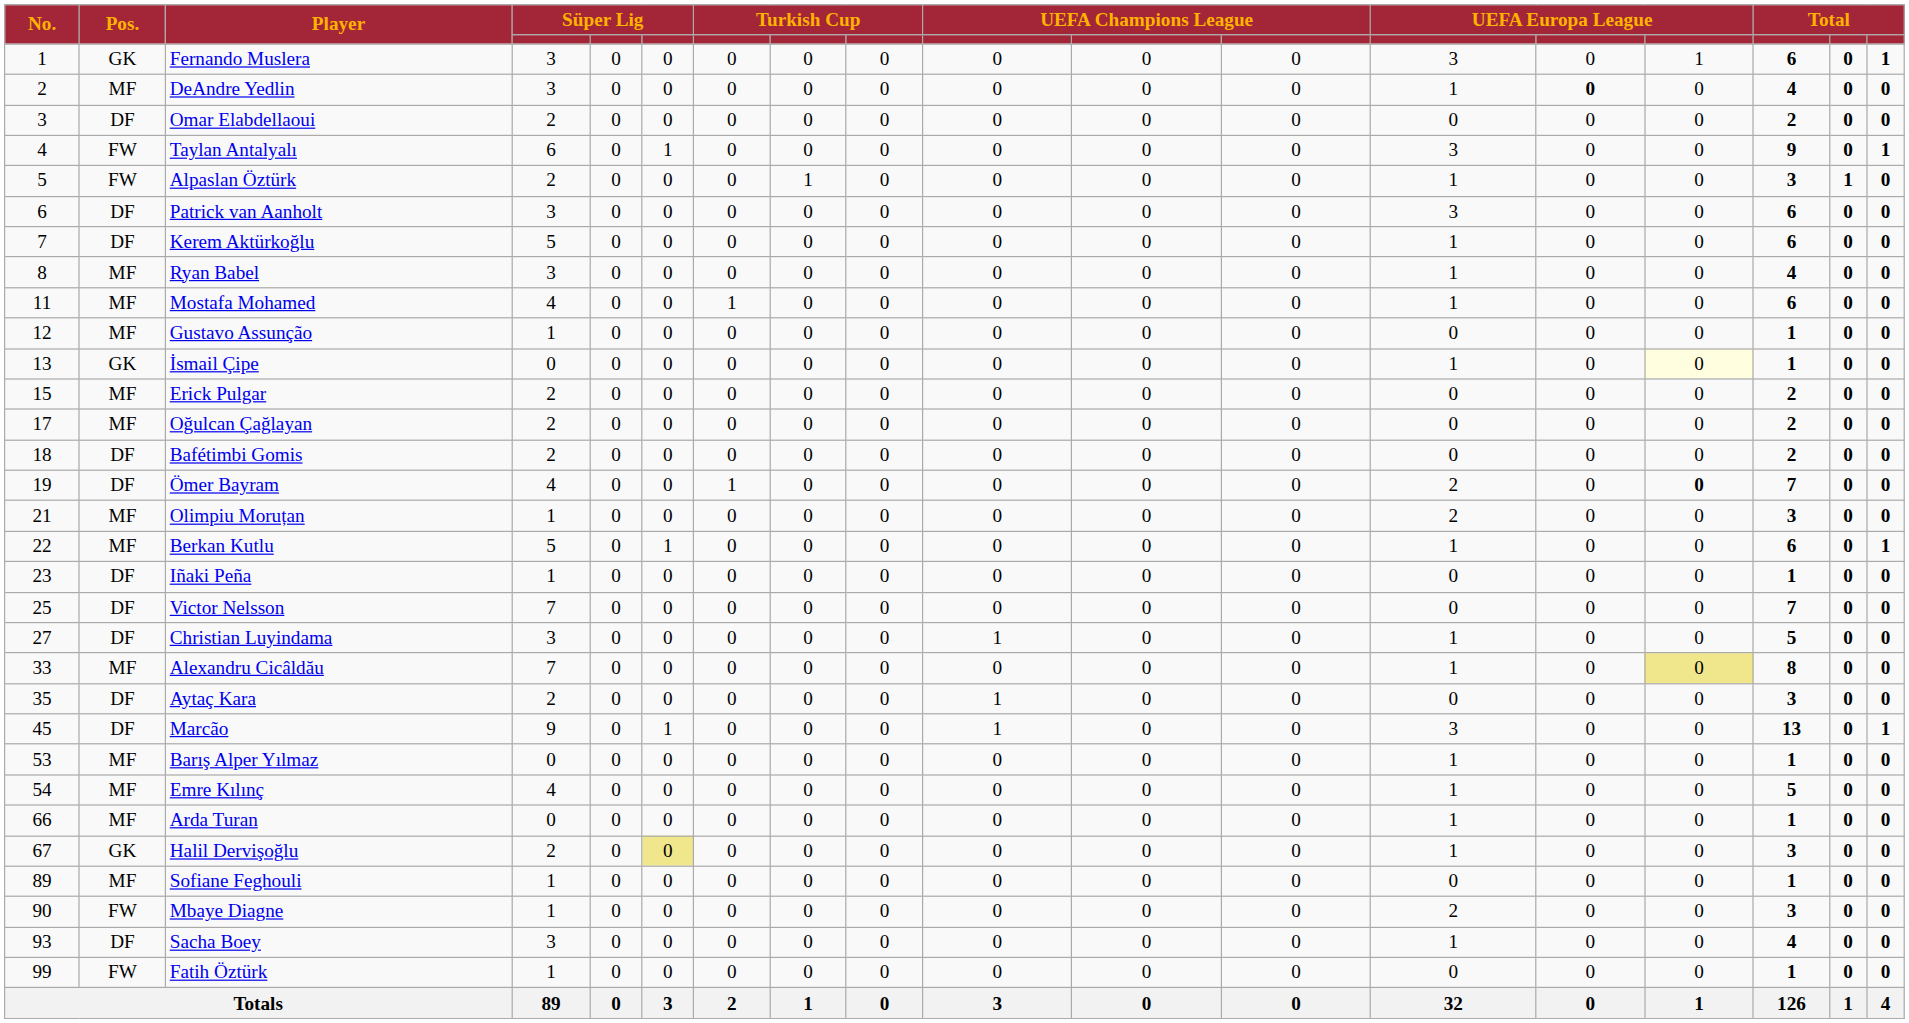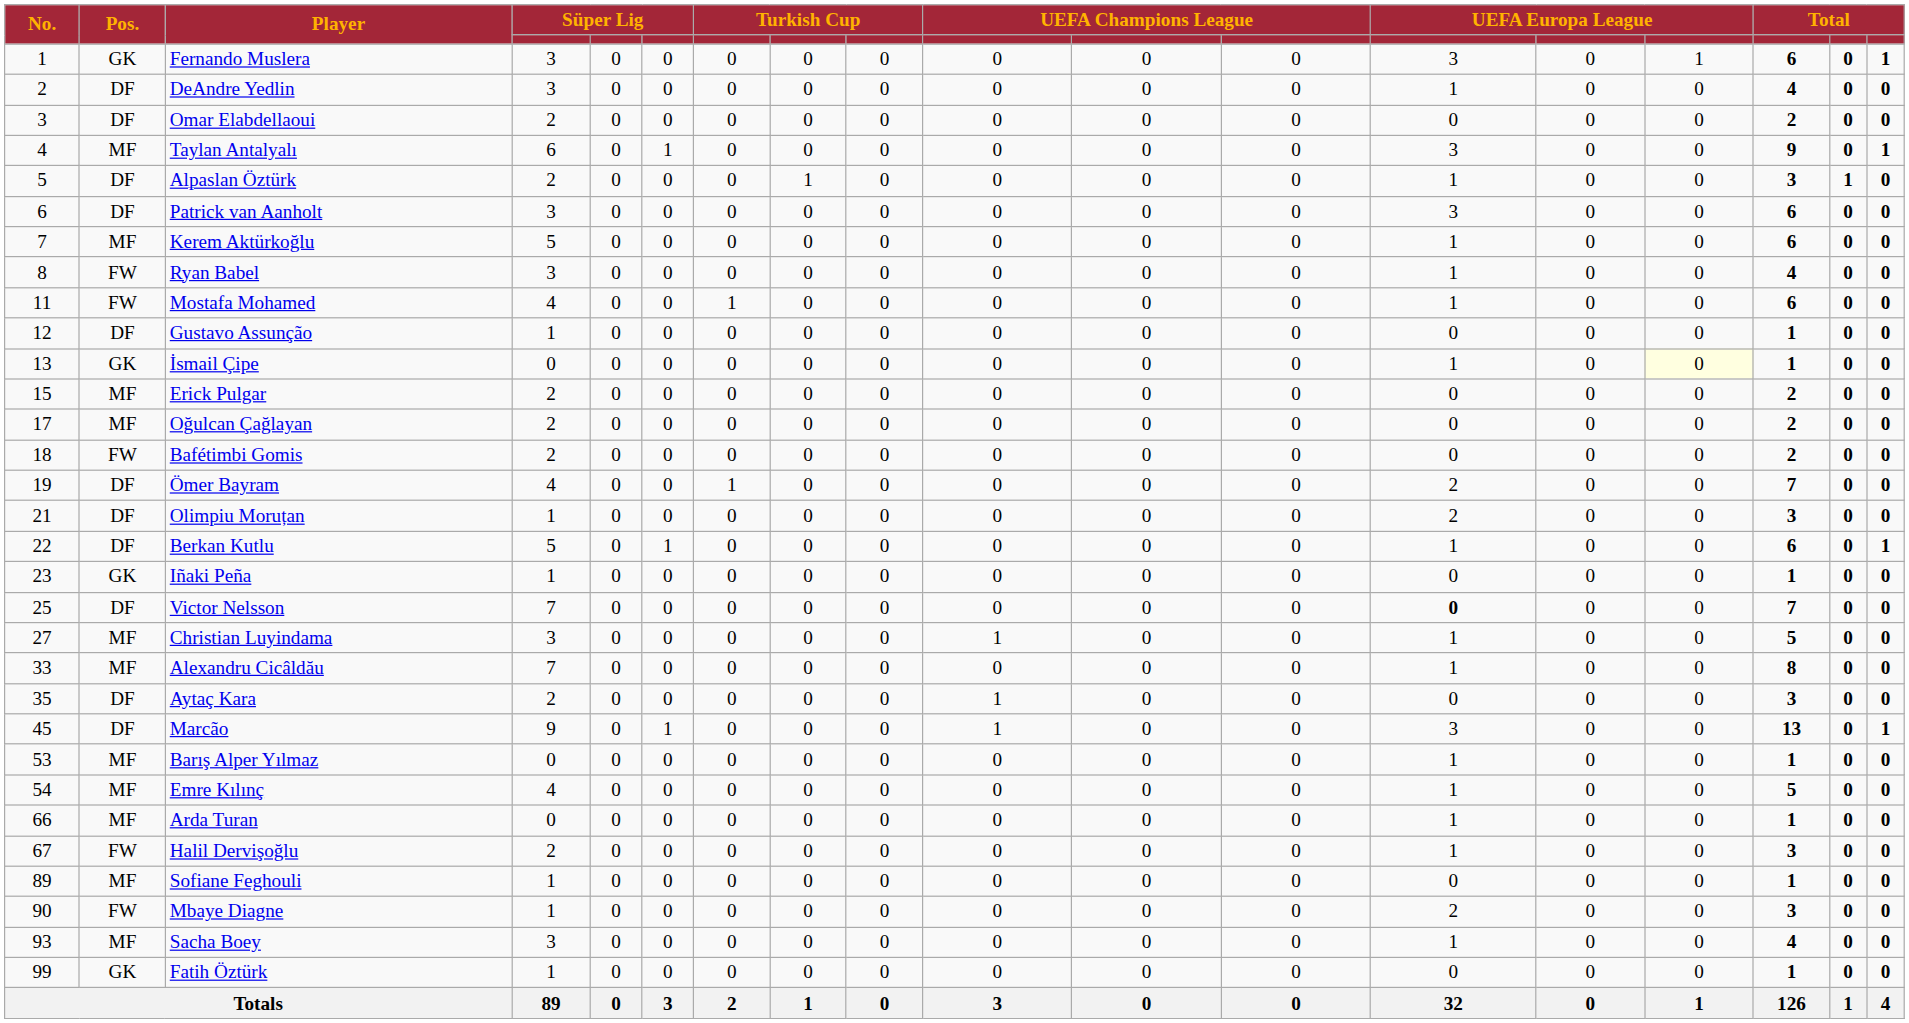(122, 89) MF -> (122, 89) DF
(1590, 89) bold -> (1590, 89) normal
(122, 150) FW -> (122, 150) MF
(122, 180) FW -> (122, 180) DF
(122, 241) DF -> (122, 241) MF
(122, 272) MF -> (122, 272) FW
(122, 302) MF -> (122, 302) FW
(122, 333) MF -> (122, 333) DF
(122, 454) DF -> (122, 454) FW
(1699, 485) bold -> (1699, 485) normal
(122, 515) MF -> (122, 515) DF
(122, 546) MF -> (122, 546) DF
(122, 576) DF -> (122, 576) GK
(1453, 607) normal -> (1453, 607) bold
(122, 637) DF -> (122, 637) MF
(1699, 668) khaki background -> (1699, 668) no background
(122, 850) GK -> (122, 850) FW
(668, 850) khaki background -> (668, 850) no background
(122, 942) DF -> (122, 942) MF
(122, 972) FW -> (122, 972) GK
